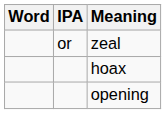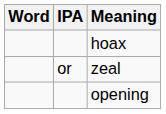rows swapped: (106, 43) <-> (108, 69)
